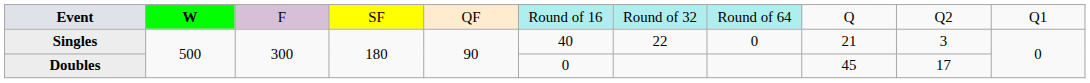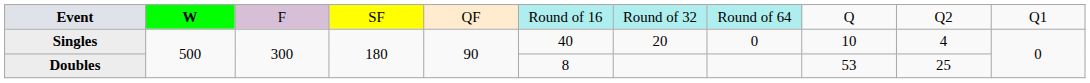(660, 41) 22 -> (660, 41) 20
(849, 41) 21 -> (849, 41) 10
(943, 41) 3 -> (943, 41) 4
(565, 66) 0 -> (565, 66) 8
(849, 66) 45 -> (849, 66) 53
(943, 66) 17 -> (943, 66) 25
